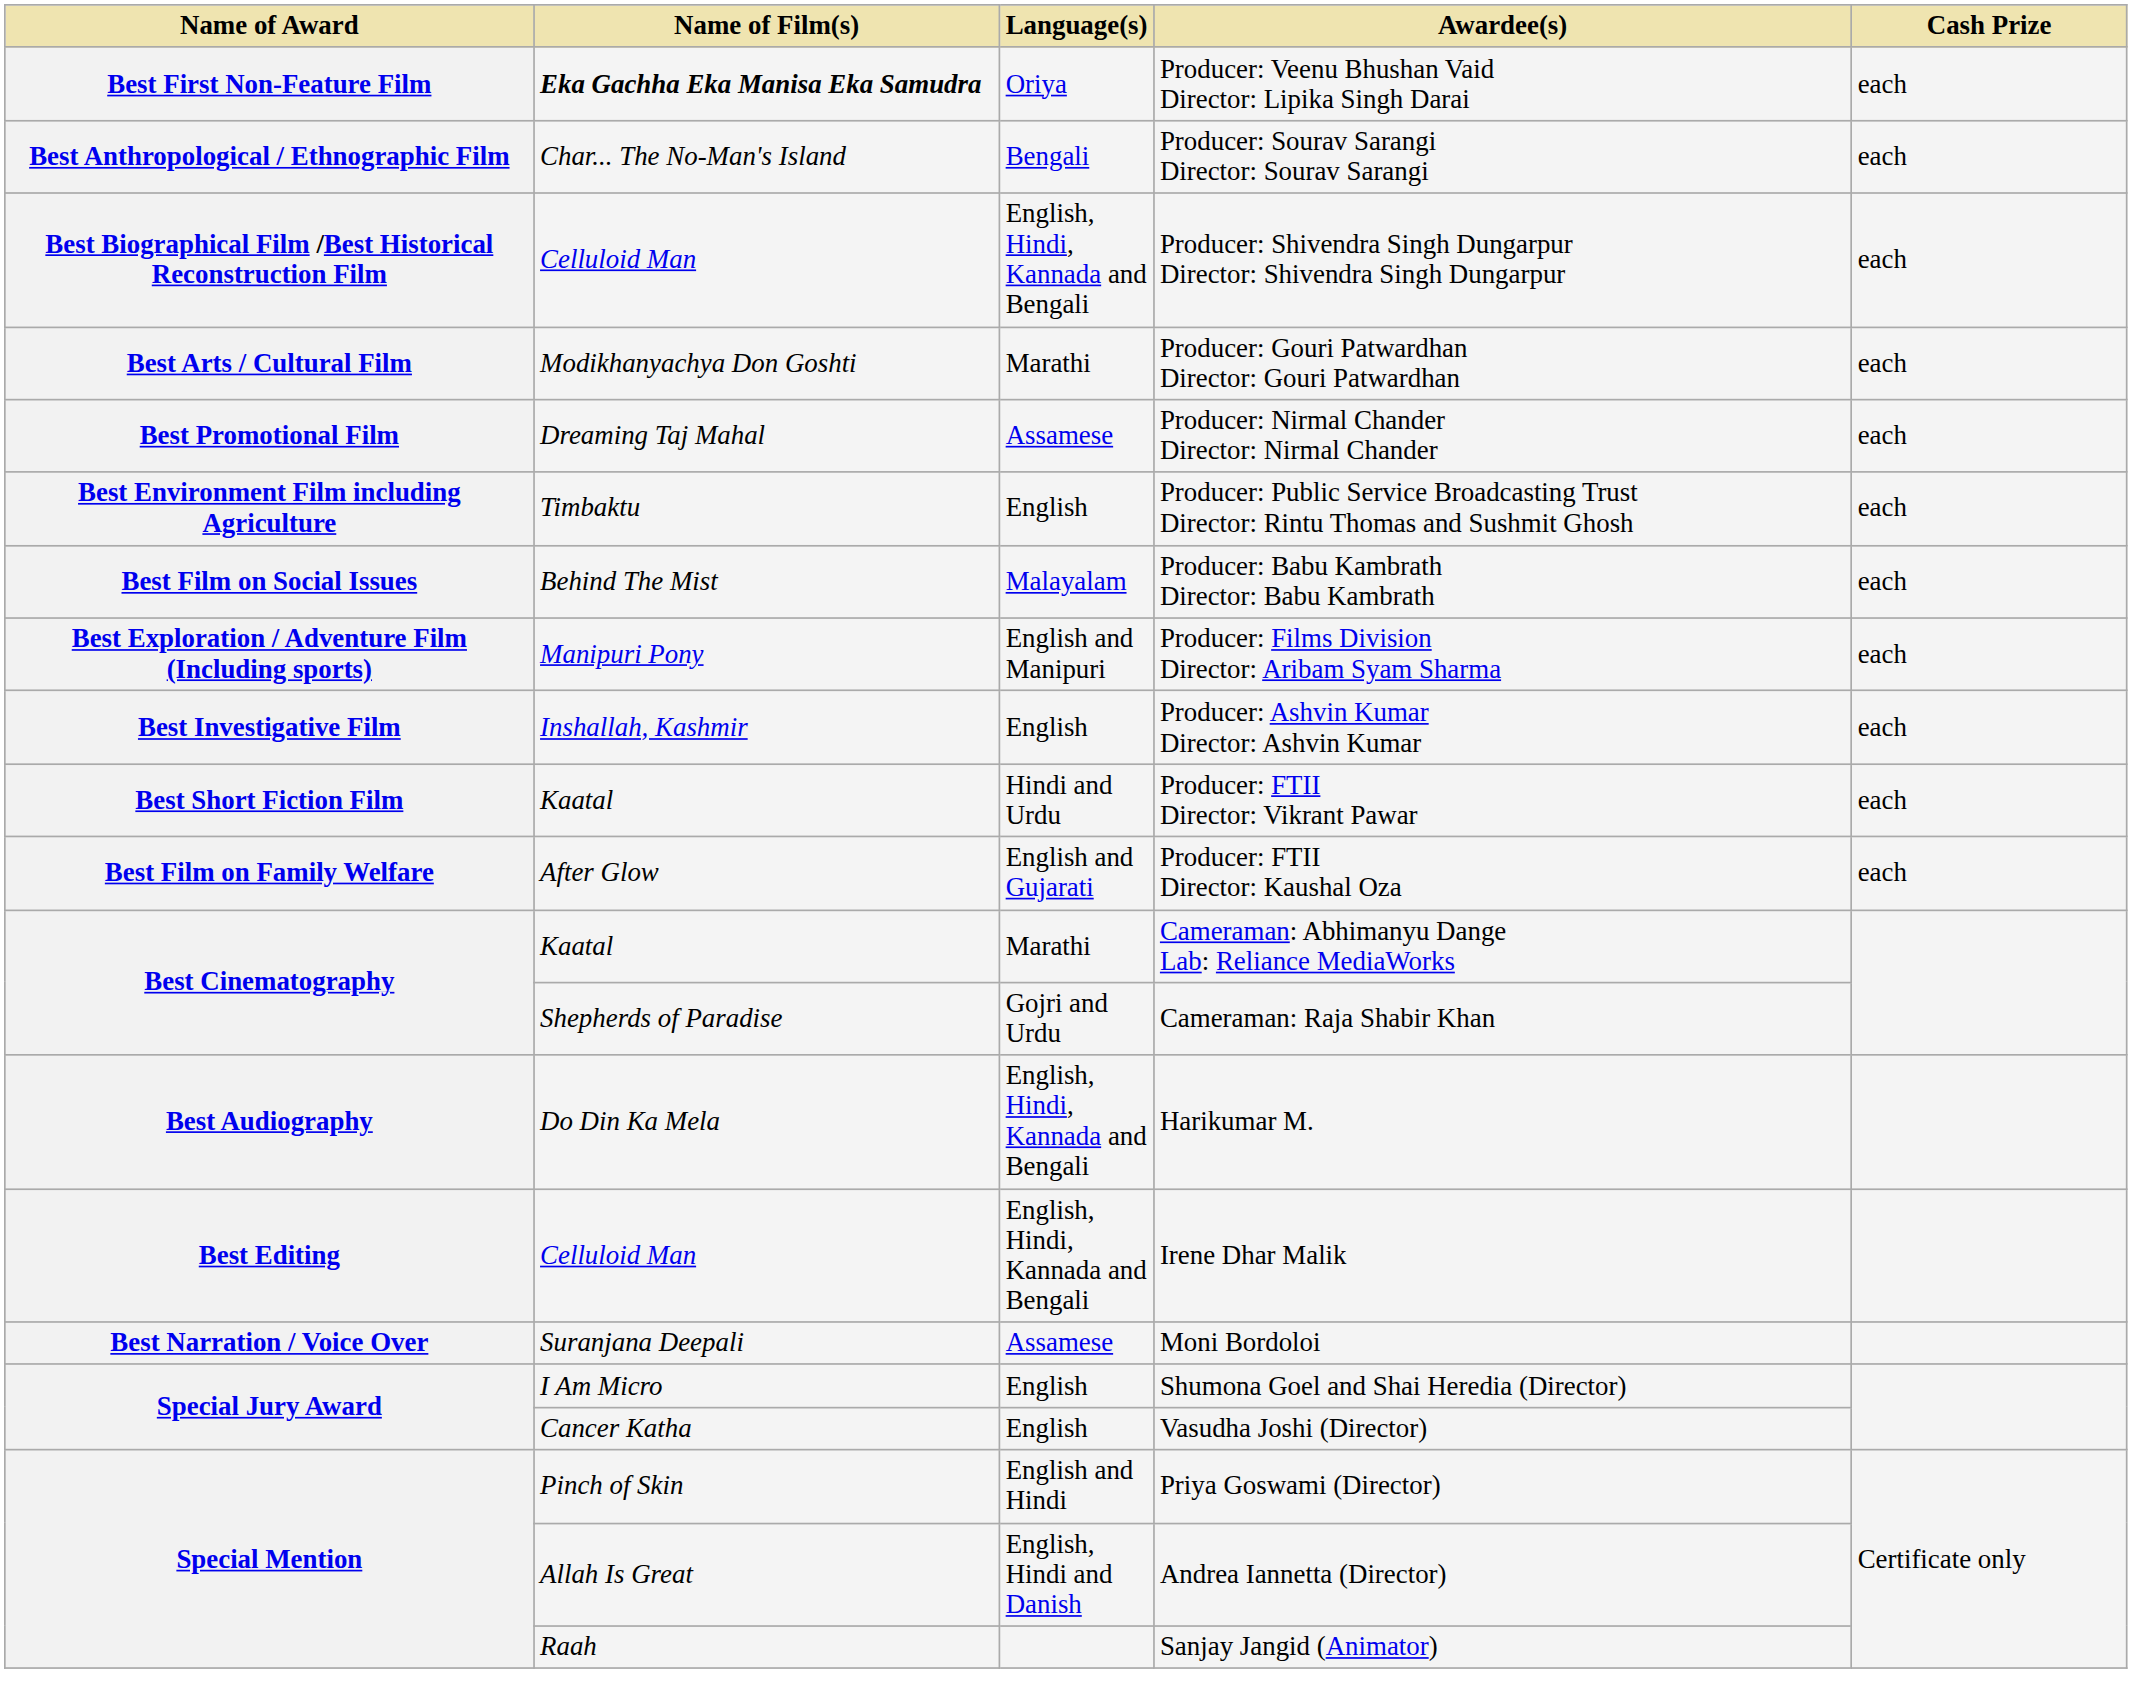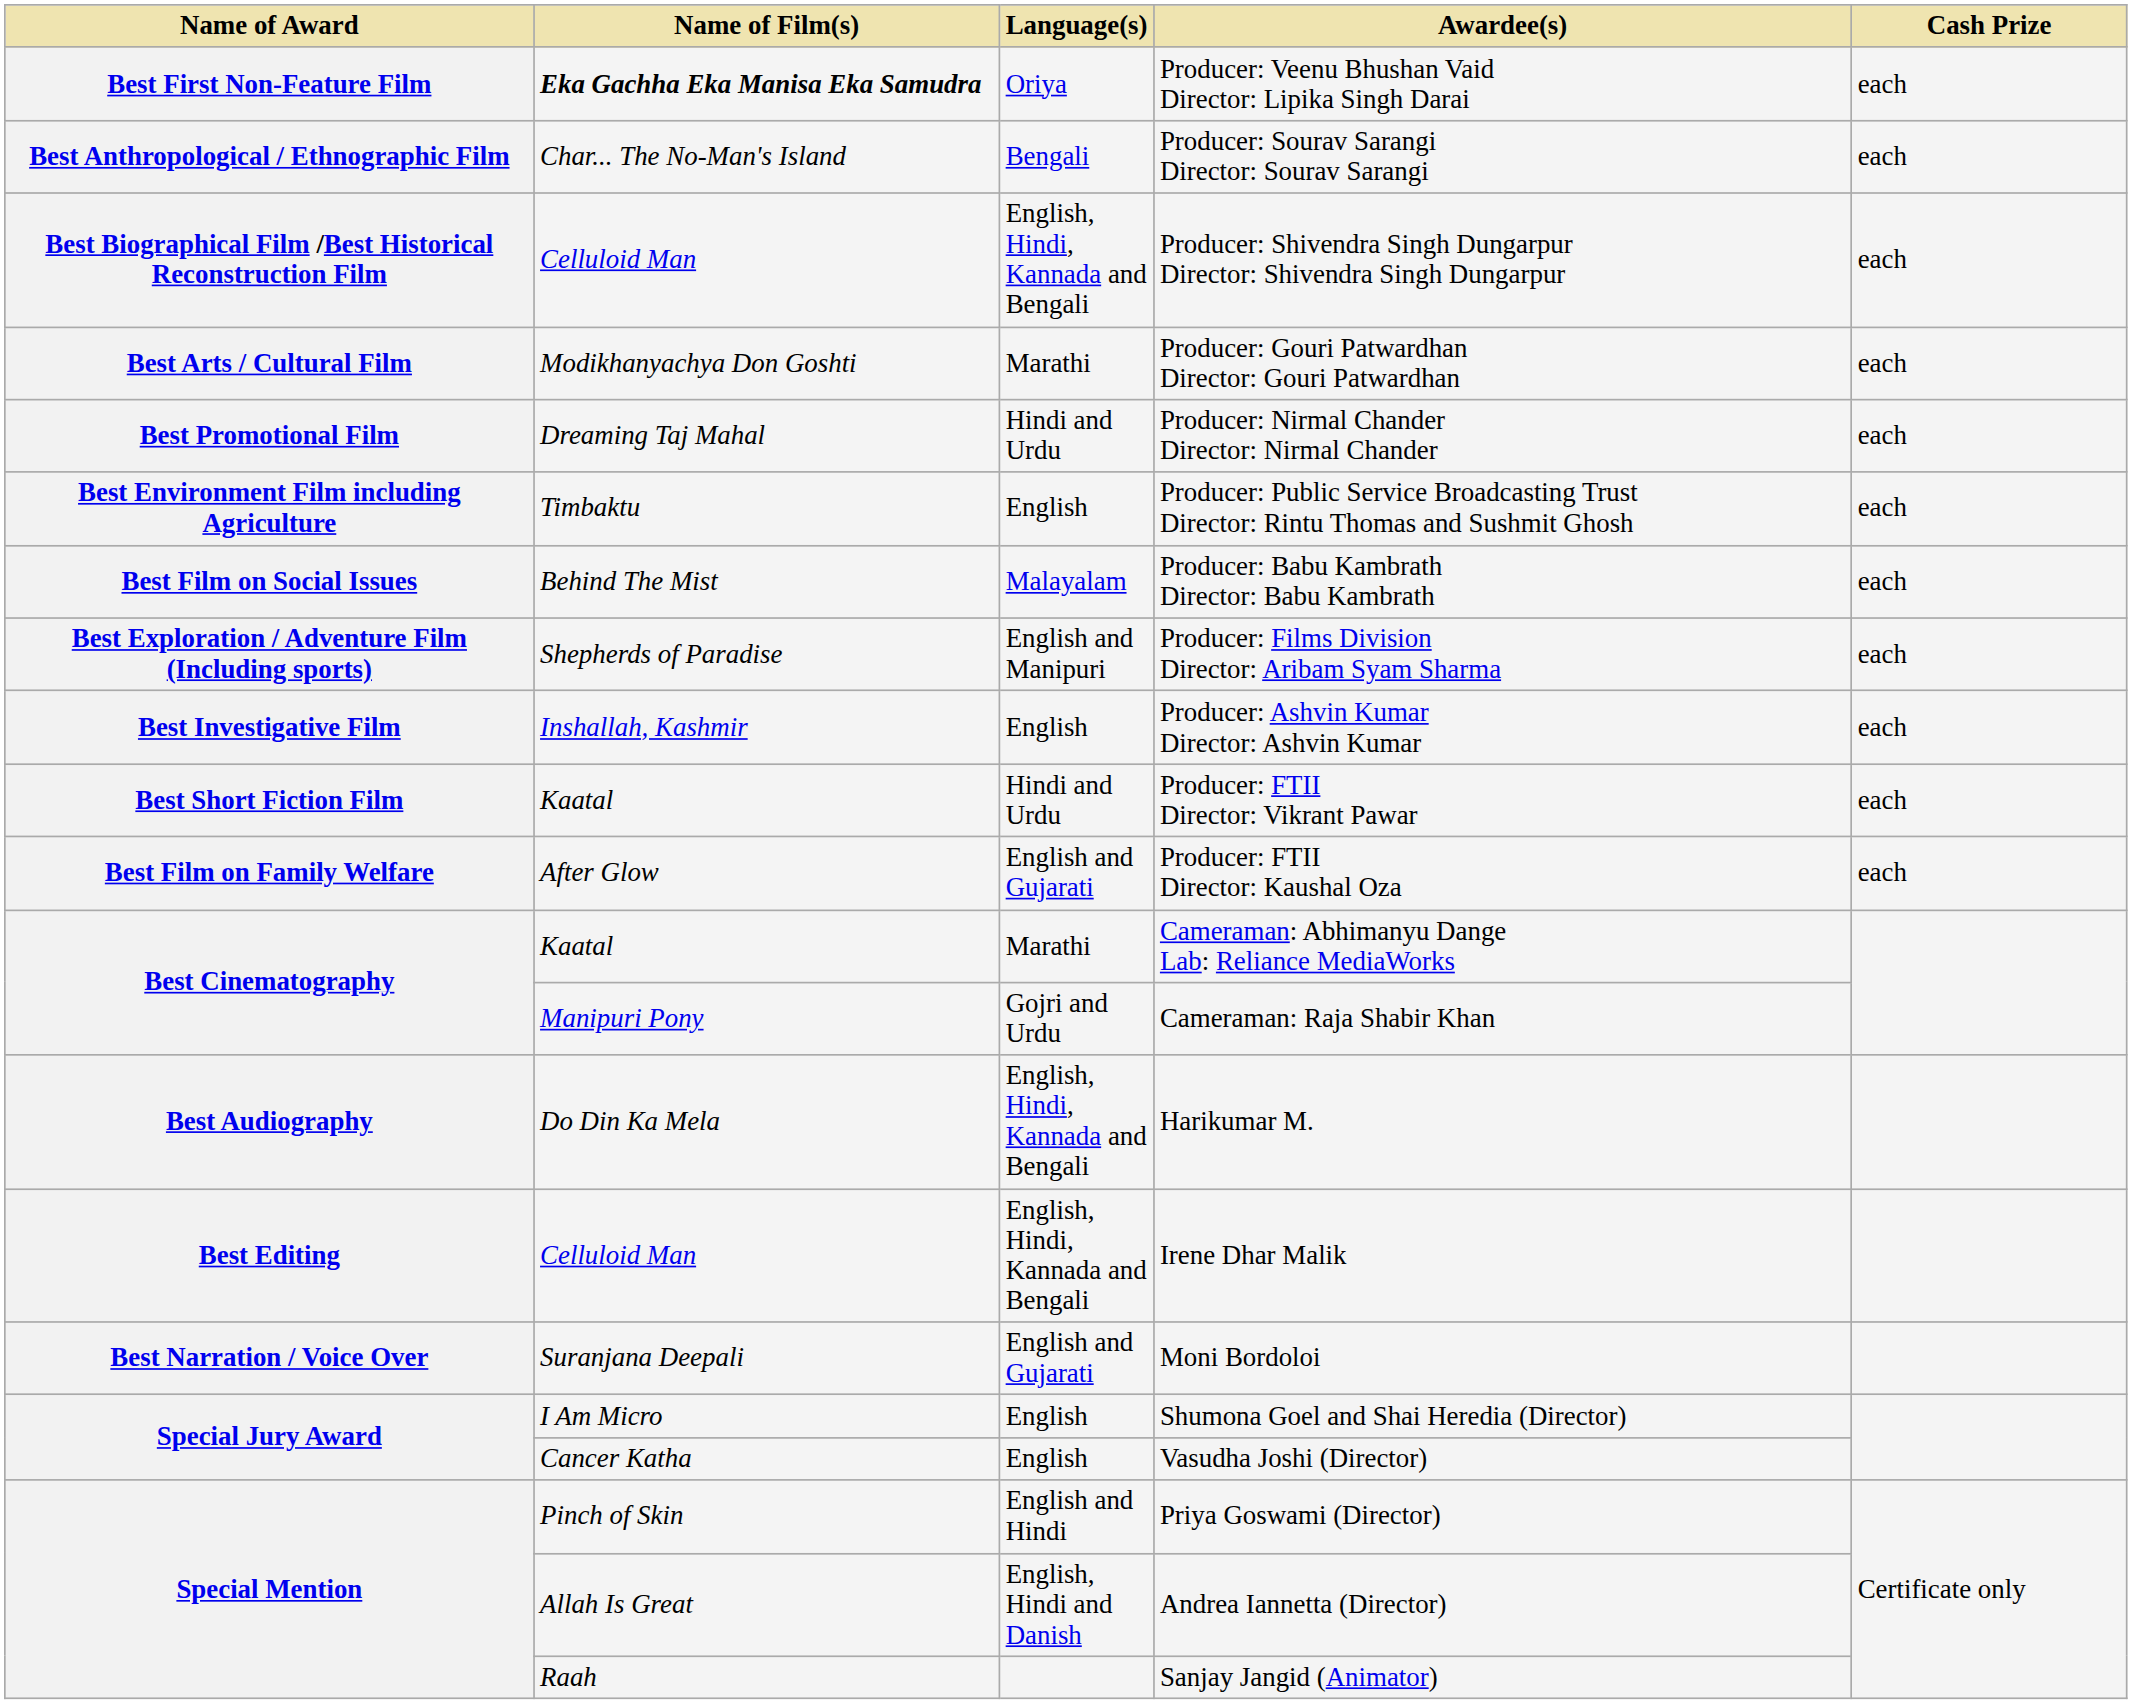(1059, 435) Assamese -> (1059, 435) Hindi and Urdu
(622, 654) Manipuri Pony -> (661, 654) Shepherds of Paradise
(661, 1018) Shepherds of Paradise -> (622, 1018) Manipuri Pony
(1059, 1342) Assamese -> (1069, 1358) English and Gujarati
